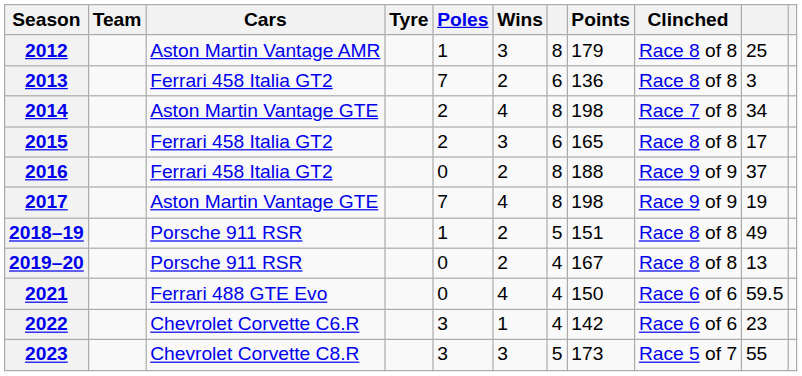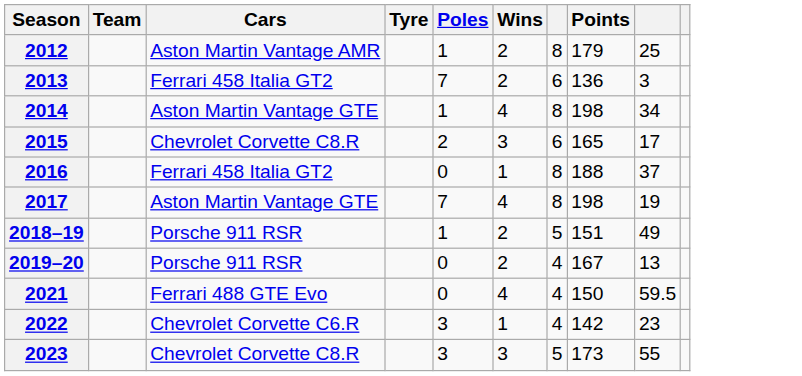- column: (688, 19)
(503, 50) 3 -> (503, 50) 2
(443, 111) 2 -> (443, 111) 1
(241, 141) Ferrari 458 Italia GT2 -> (255, 141) Chevrolet Corvette C8.R
(503, 171) 2 -> (503, 171) 1
